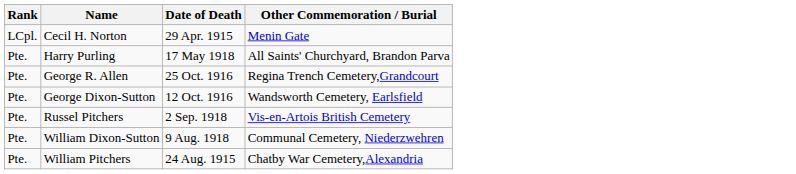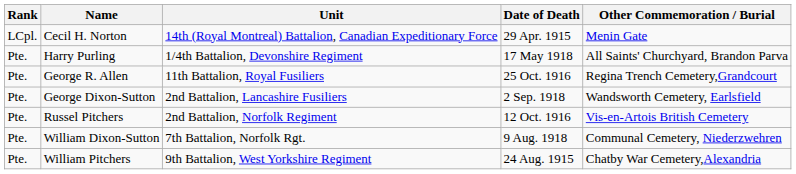+ column: (331, 14)
(199, 96) 12 Oct. 1916 -> (534, 96) 2 Sep. 1918
(196, 117) 2 Sep. 1918 -> (537, 117) 12 Oct. 1916
